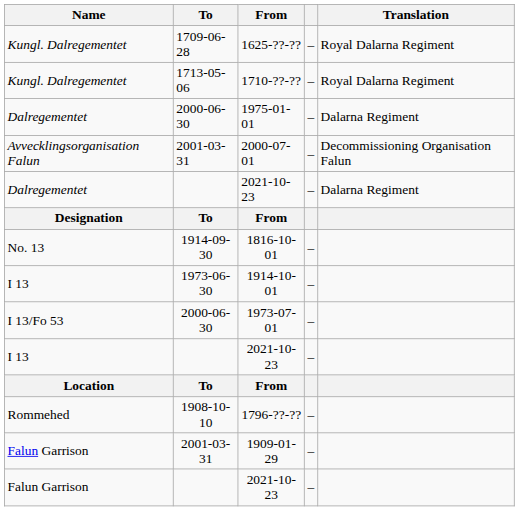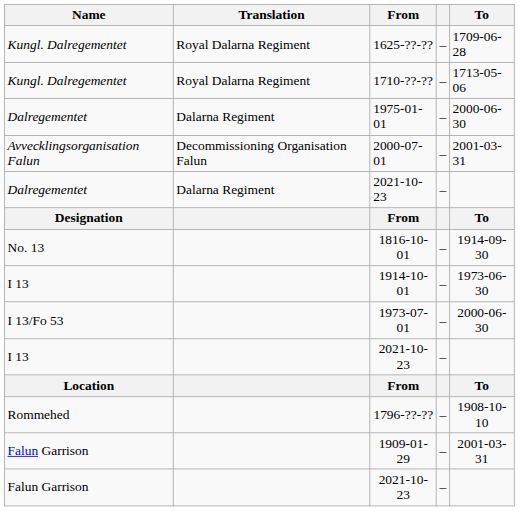columns swapped: (416, 15) <-> (206, 15)
